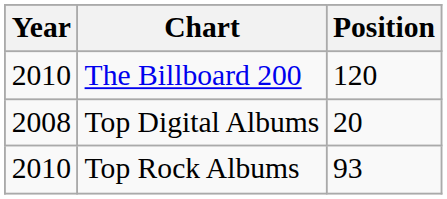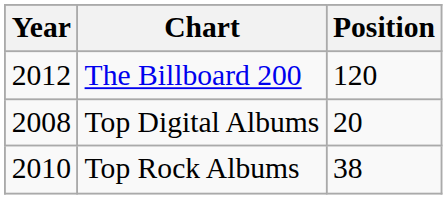(41, 74) 2010 -> (41, 74) 2012
(348, 168) 93 -> (348, 168) 38
